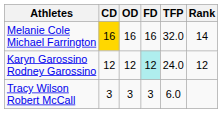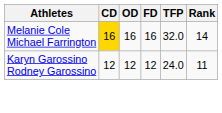(150, 65) paleturquoise background -> (150, 65) no background
(202, 65) 12 -> (202, 65) 11
- row: (41, 94)
